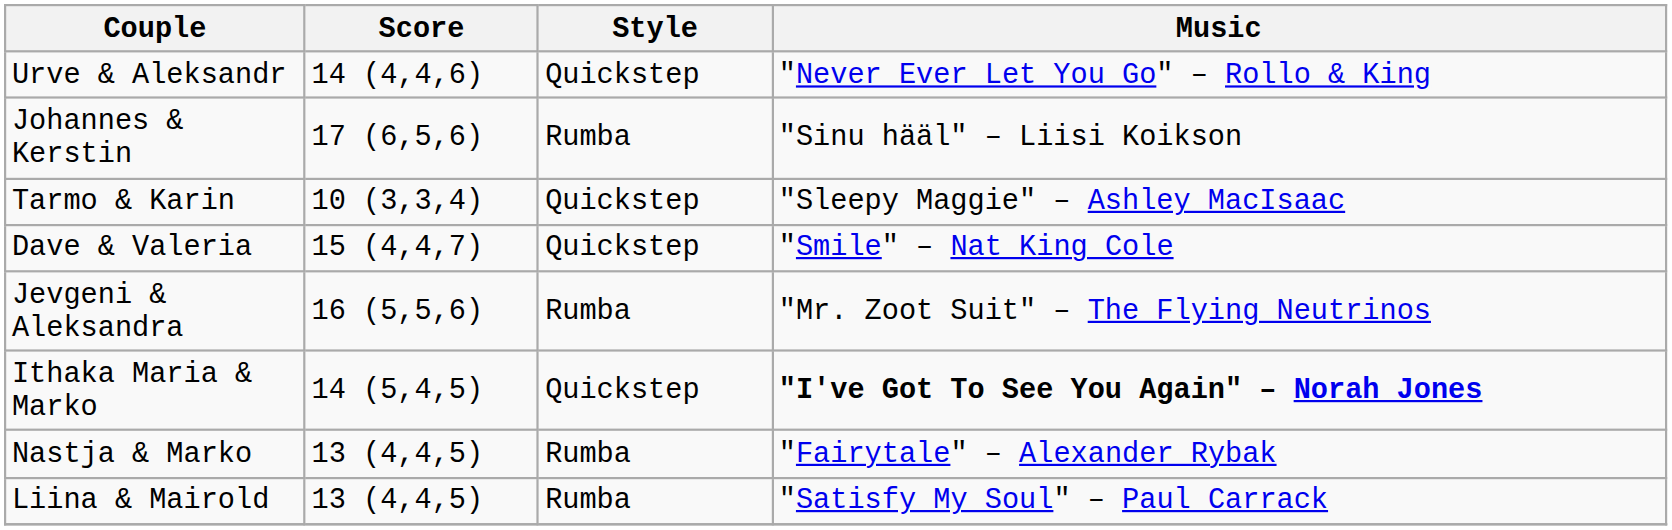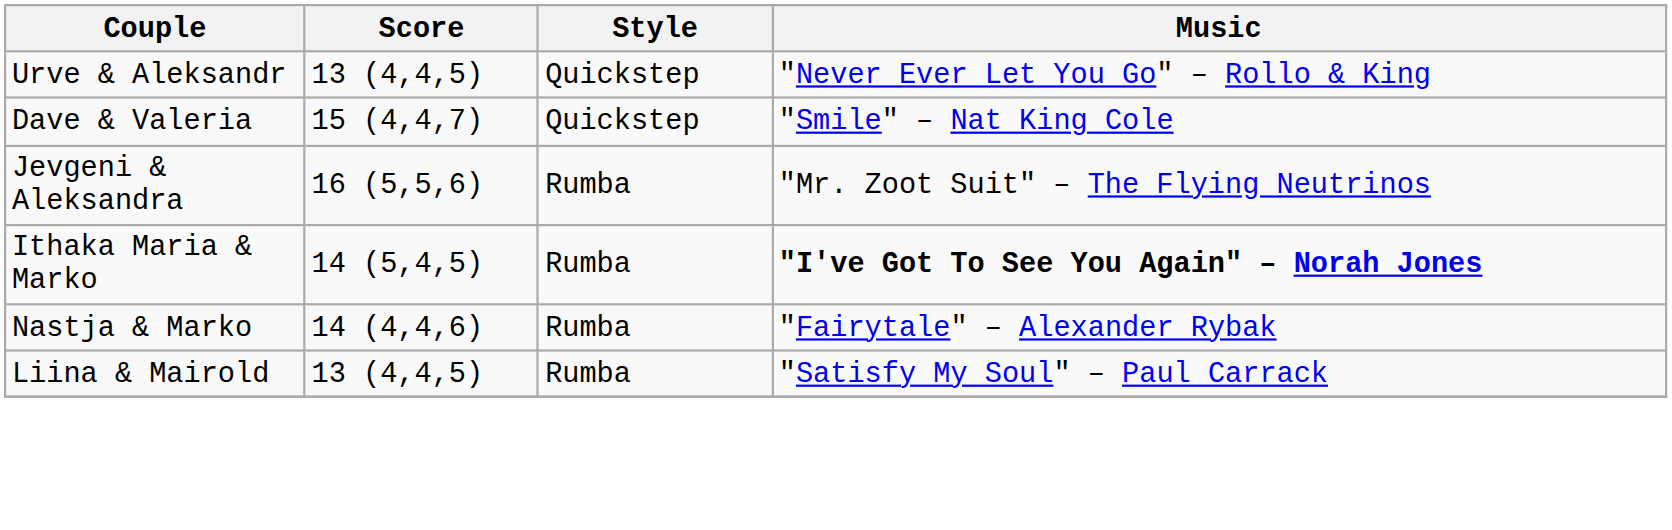(397, 75) 14 (4,4,6) -> (397, 75) 13 (4,4,5)
- row: (98, 138)
- row: (123, 201)
(622, 391) Quickstep -> (588, 264) Rumba
(397, 454) 13 (4,4,5) -> (397, 327) 14 (4,4,6)
